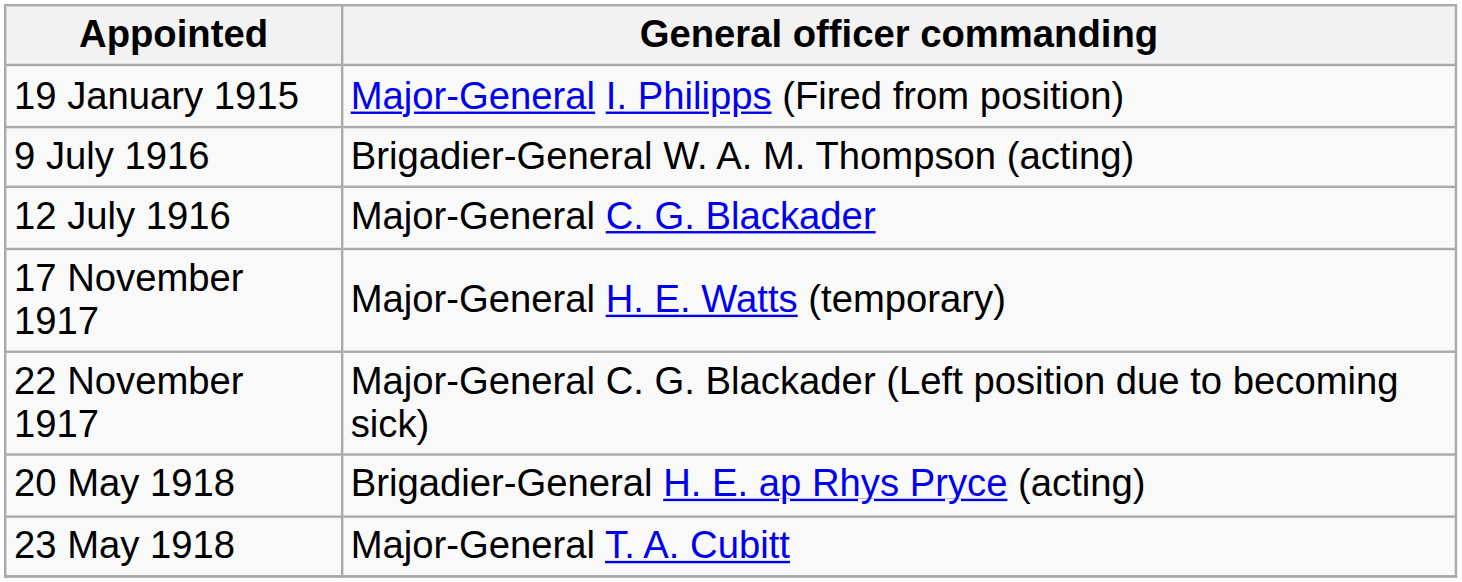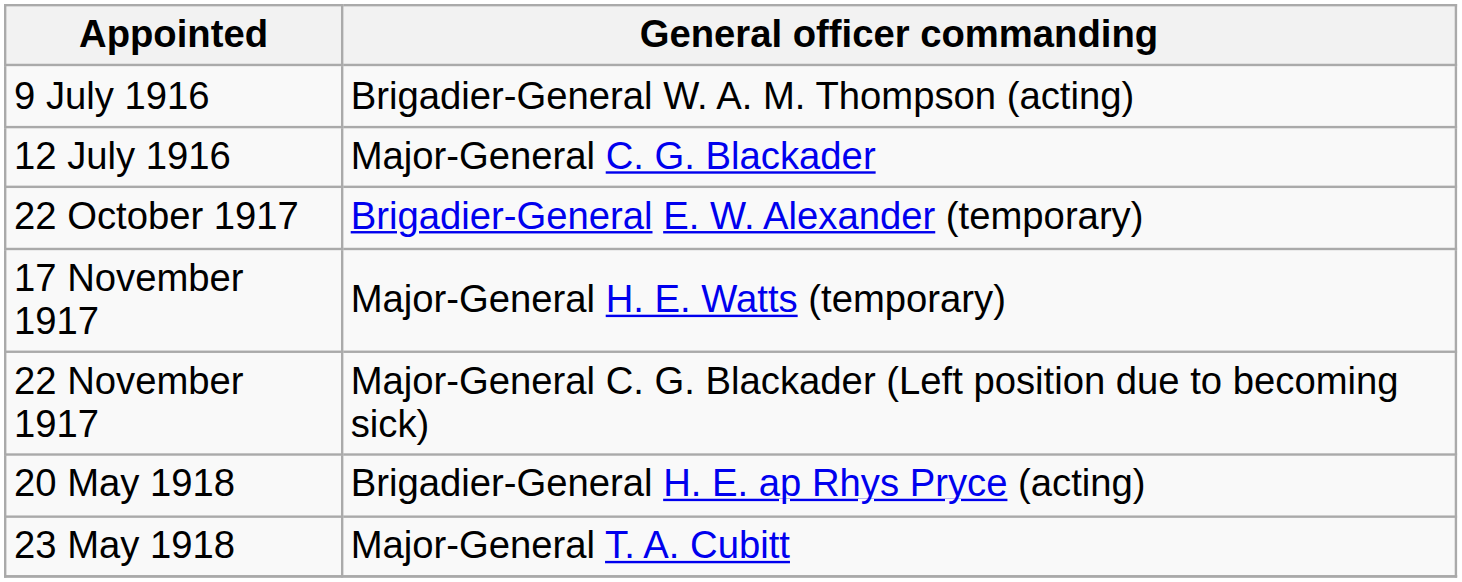- row: (156, 95)
+ row: (156, 216)
